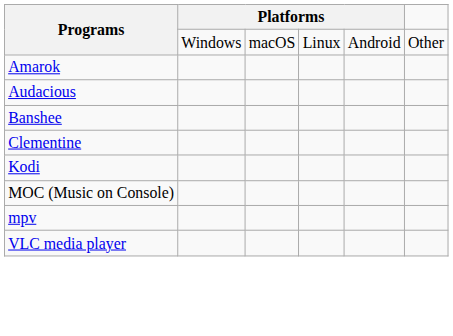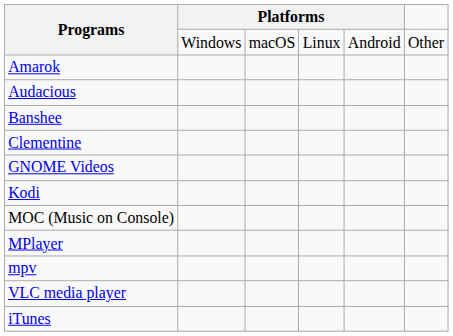+ row: (61, 167)
+ row: (35, 243)
+ row: (29, 318)
